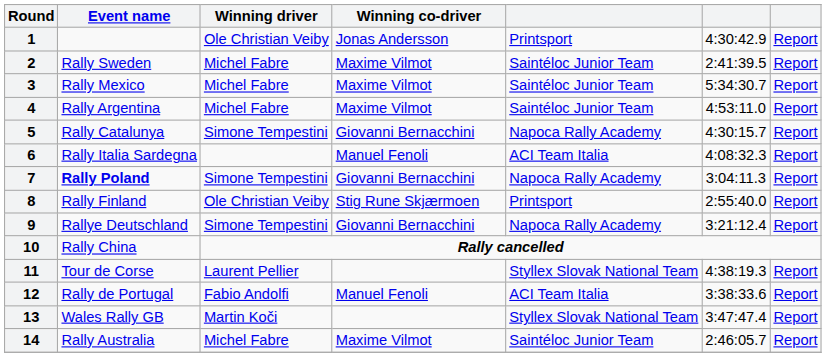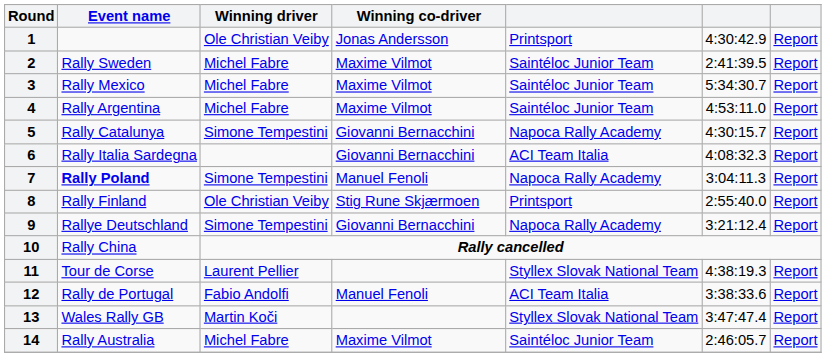(382, 155) Manuel Fenoli -> (405, 155) Giovanni Bernacchini
(405, 178) Giovanni Bernacchini -> (382, 178) Manuel Fenoli
